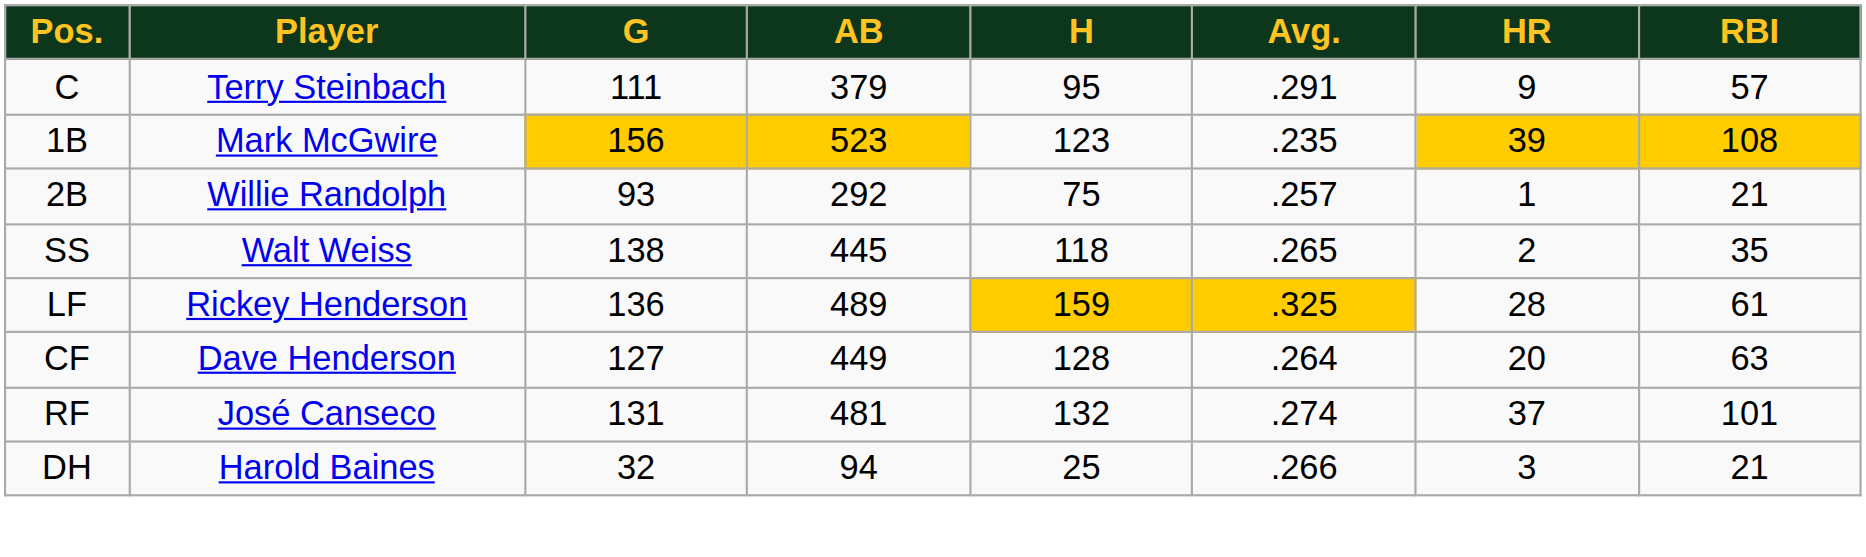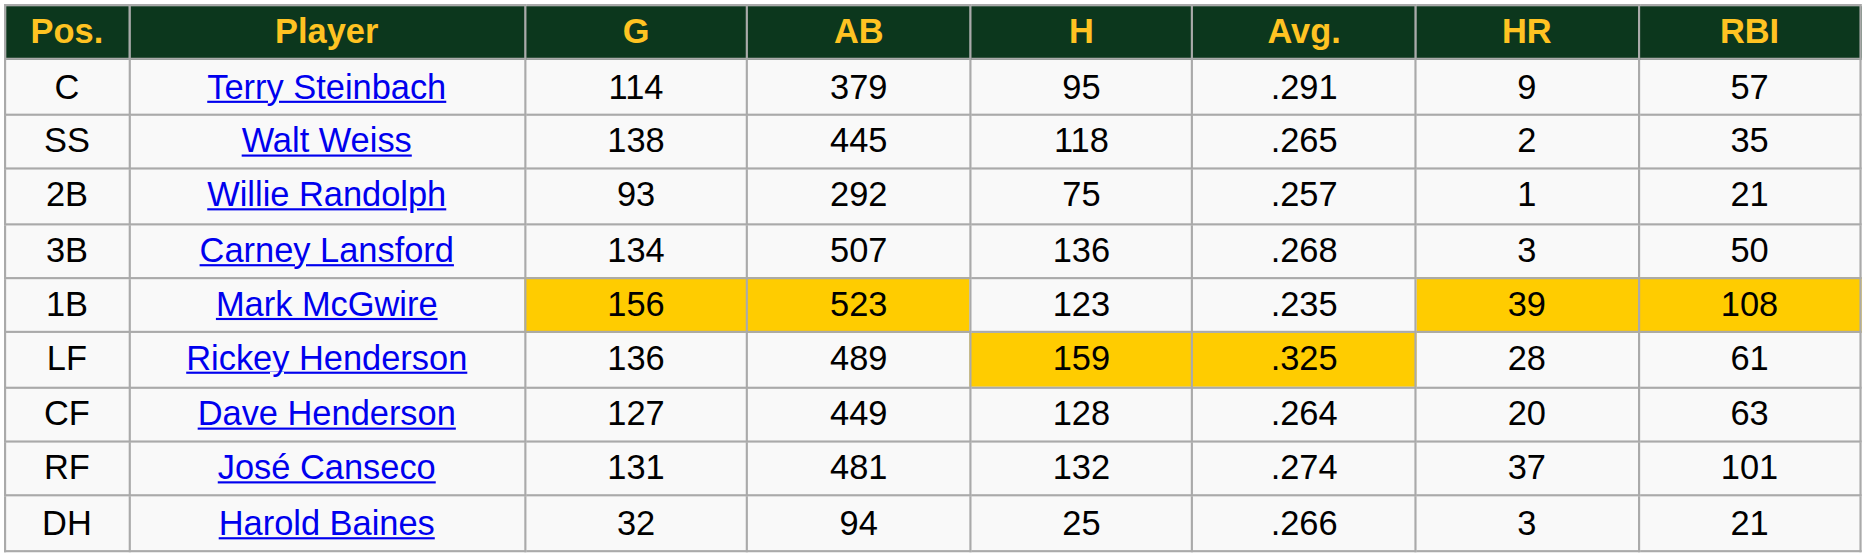(636, 86) 111 -> (636, 86) 114
rows swapped: (67, 140) <-> (67, 250)
+ row: (67, 250)
